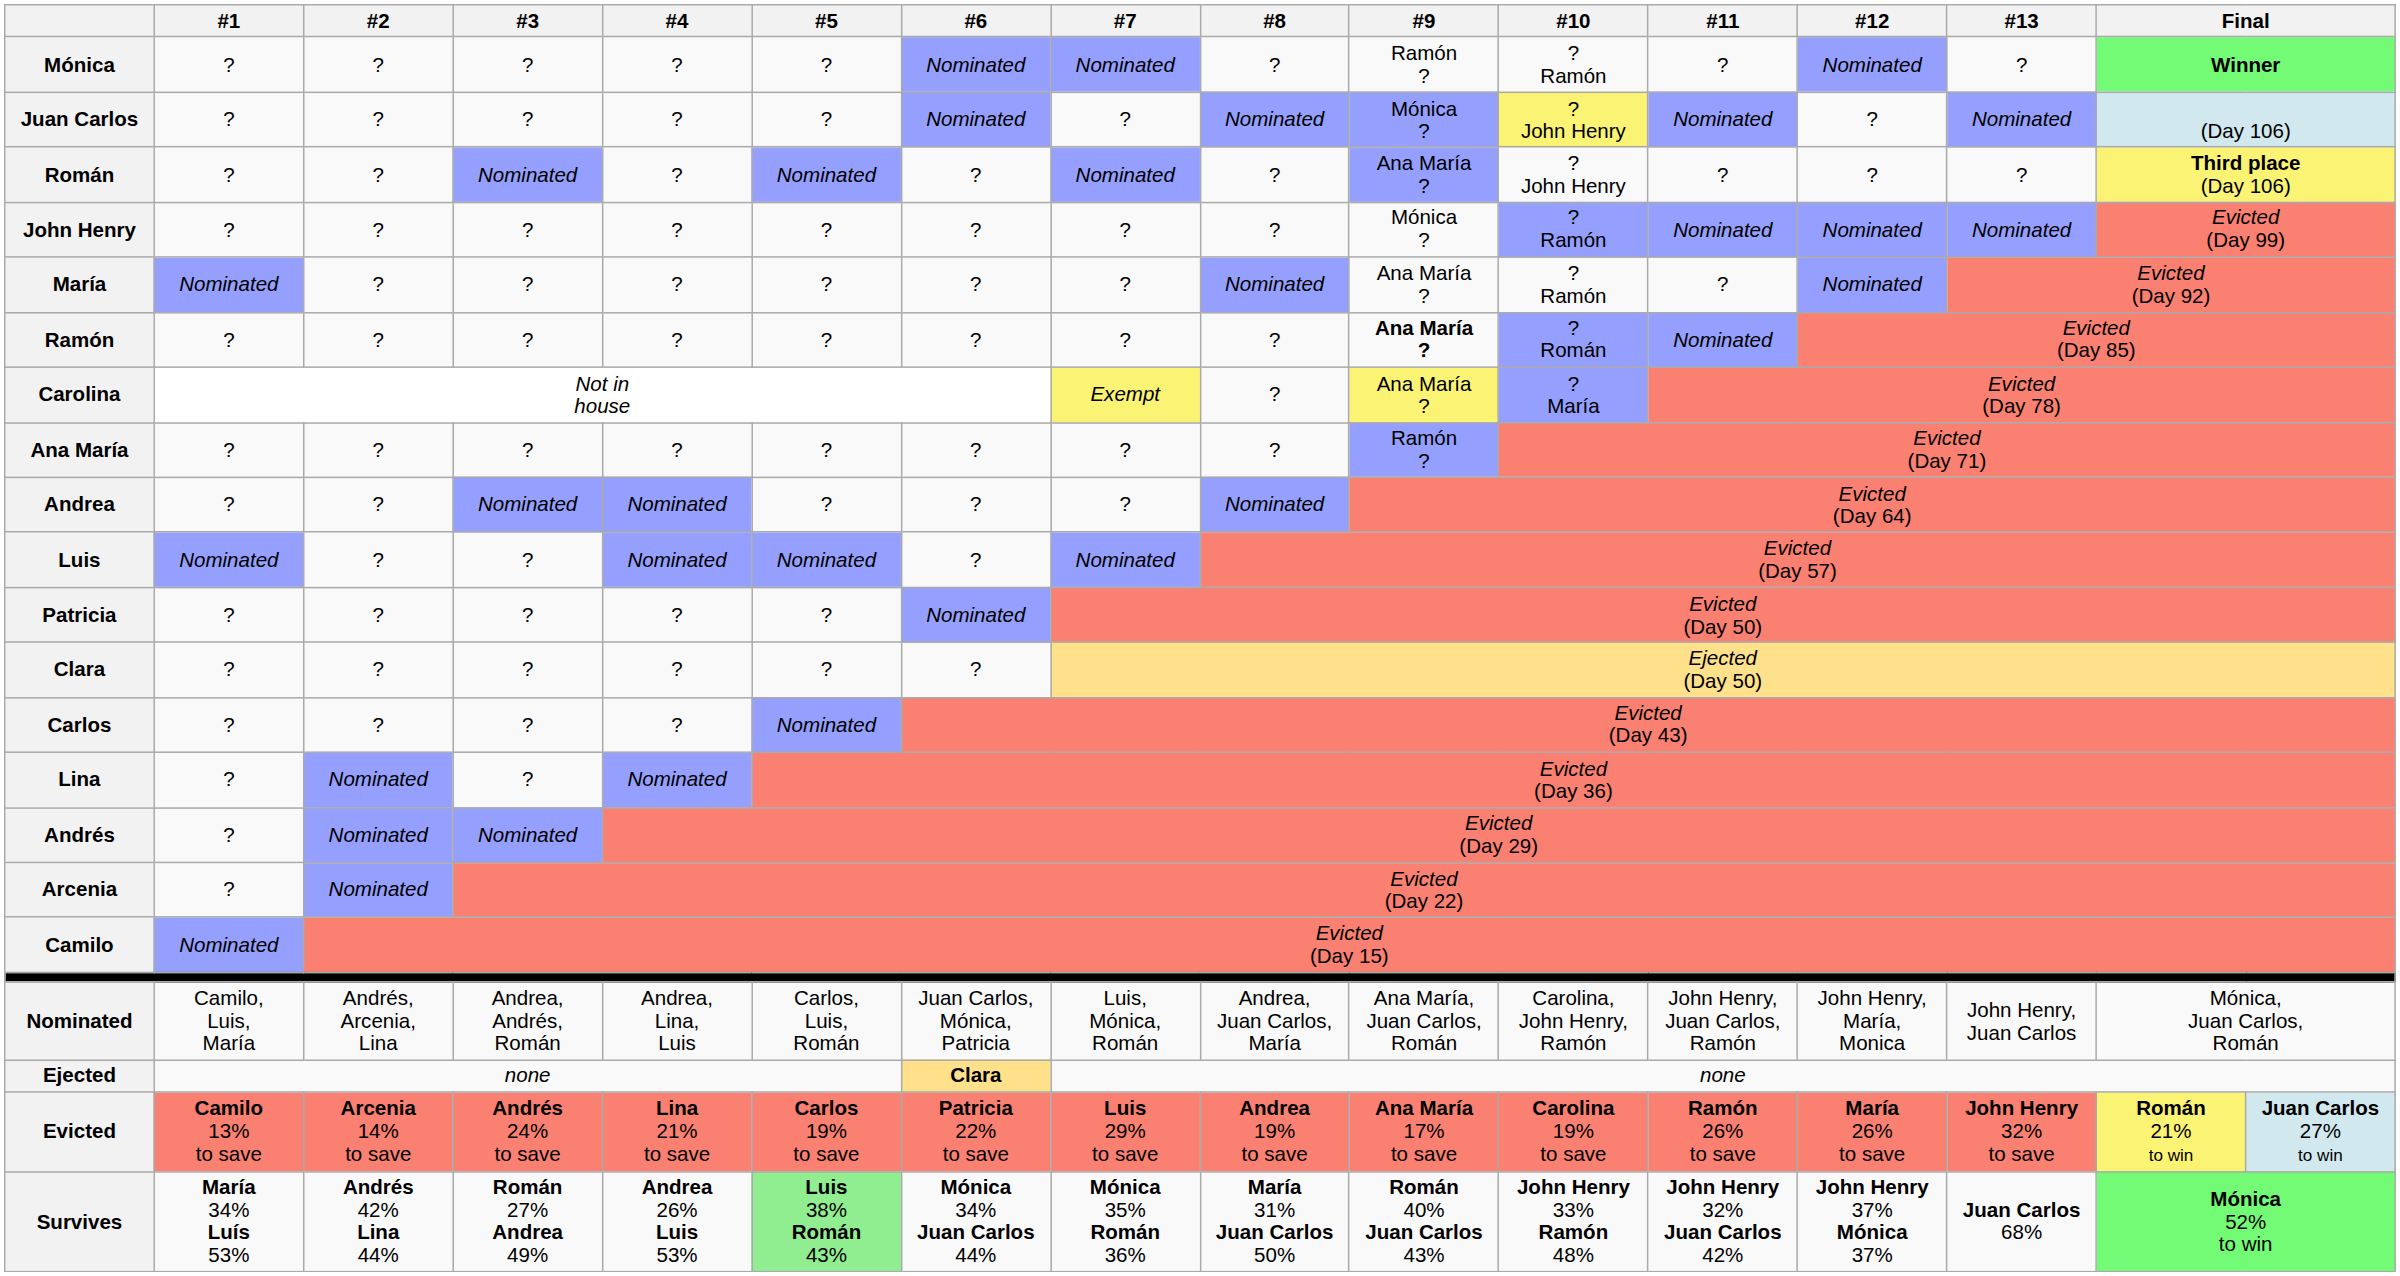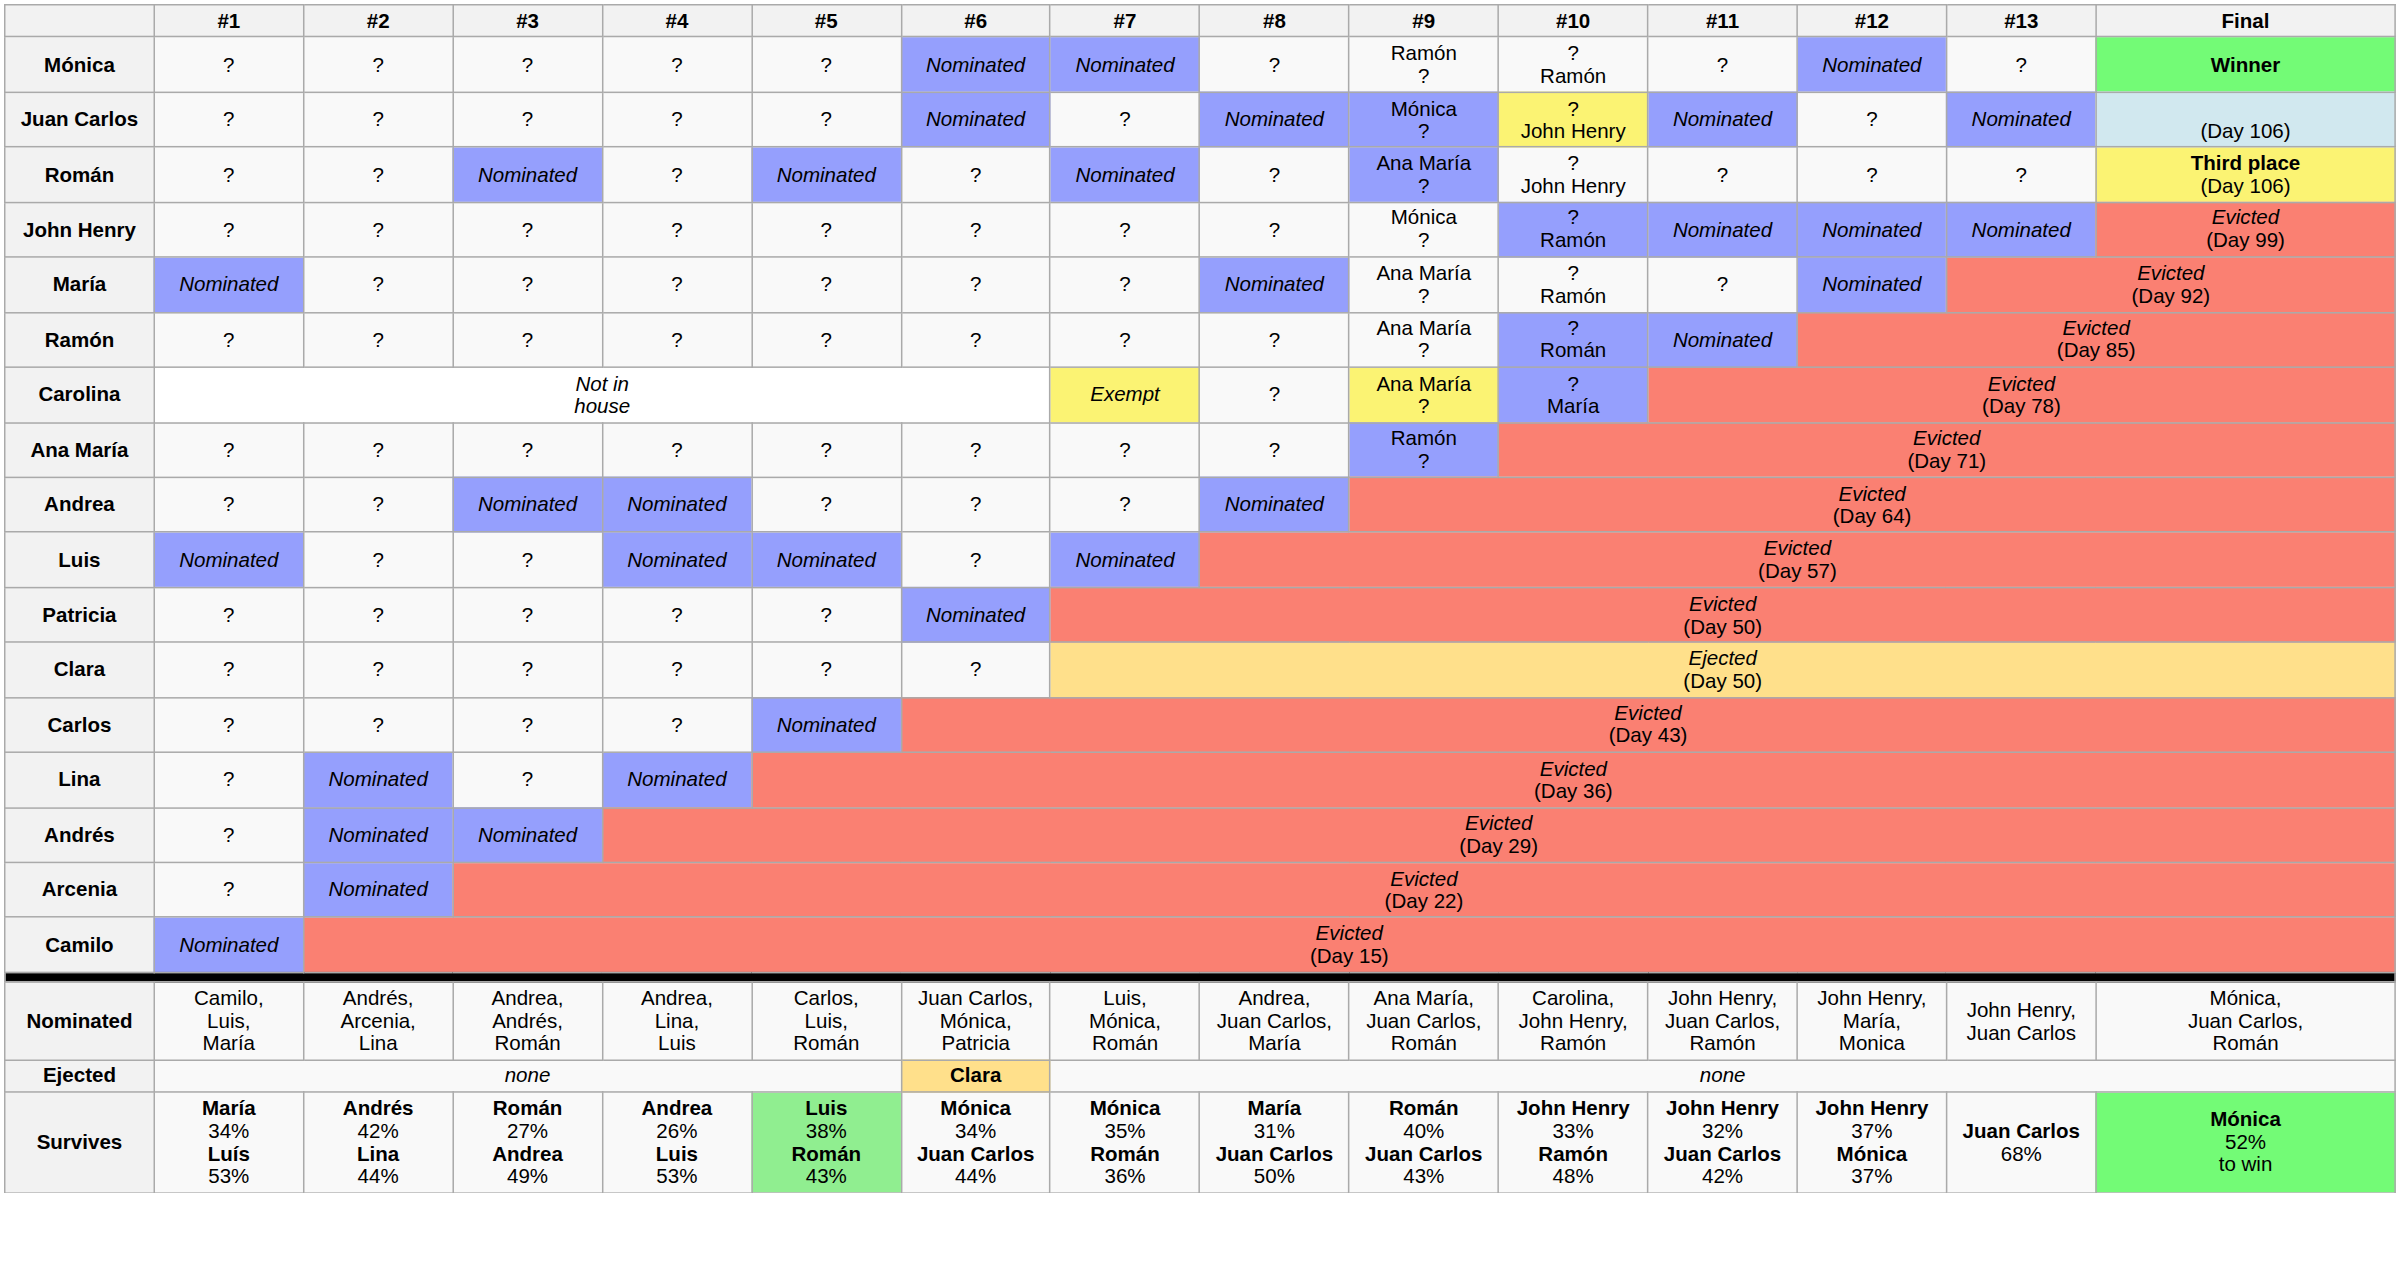(1424, 339) bold -> (1424, 339) normal
- row: (79, 1131)
